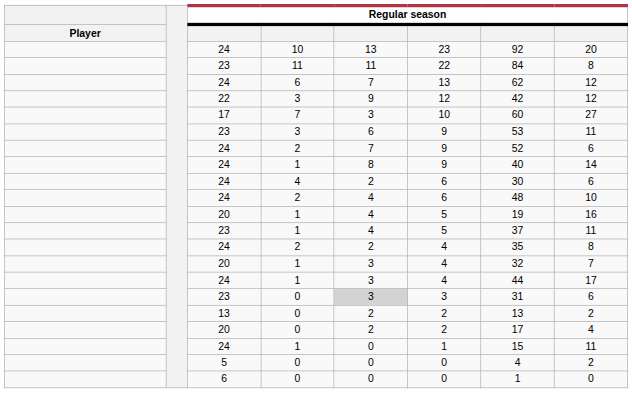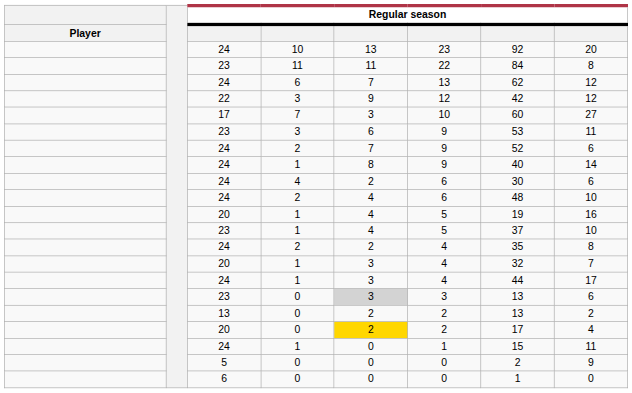(591, 231) 11 -> (591, 231) 10
(518, 297) 31 -> (518, 297) 13
(371, 330) no background -> (371, 330) gold background
(518, 363) 4 -> (518, 363) 2
(591, 363) 2 -> (591, 363) 9
